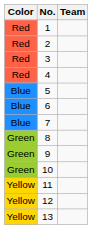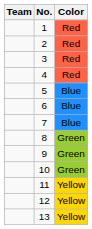columns swapped: (21, 12) <-> (73, 12)
